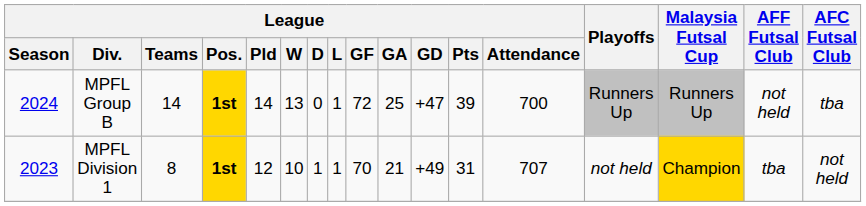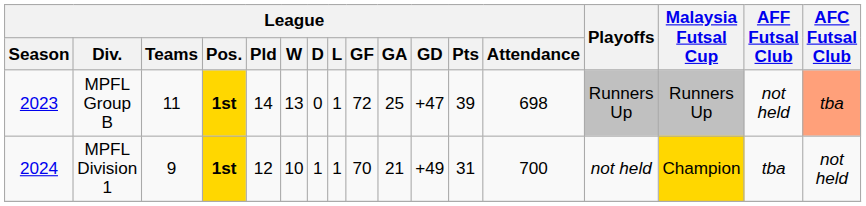(39, 103) 2024 -> (39, 103) 2023
(172, 103) 14 -> (172, 103) 11
(533, 103) 700 -> (533, 103) 698
(832, 103) no background -> (832, 103) lightsalmon background
(39, 168) 2023 -> (39, 168) 2024
(172, 168) 8 -> (172, 168) 9
(533, 168) 707 -> (533, 168) 700
